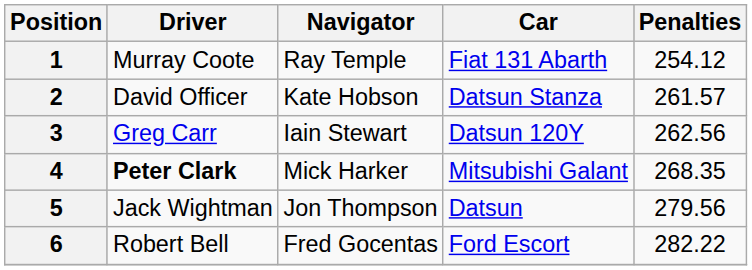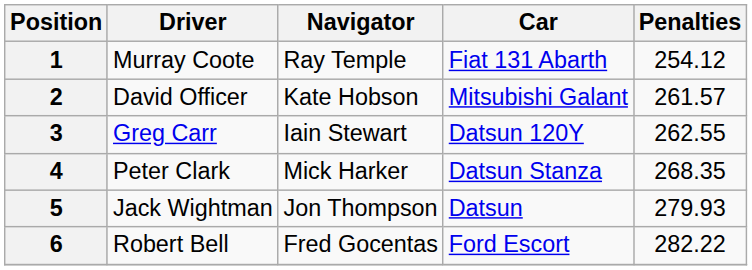(525, 97) Datsun Stanza -> (538, 97) Mitsubishi Galant
(690, 134) 262.56 -> (690, 134) 262.55
(175, 171) bold -> (171, 171) normal
(538, 171) Mitsubishi Galant -> (525, 171) Datsun Stanza
(690, 208) 279.56 -> (690, 208) 279.93
